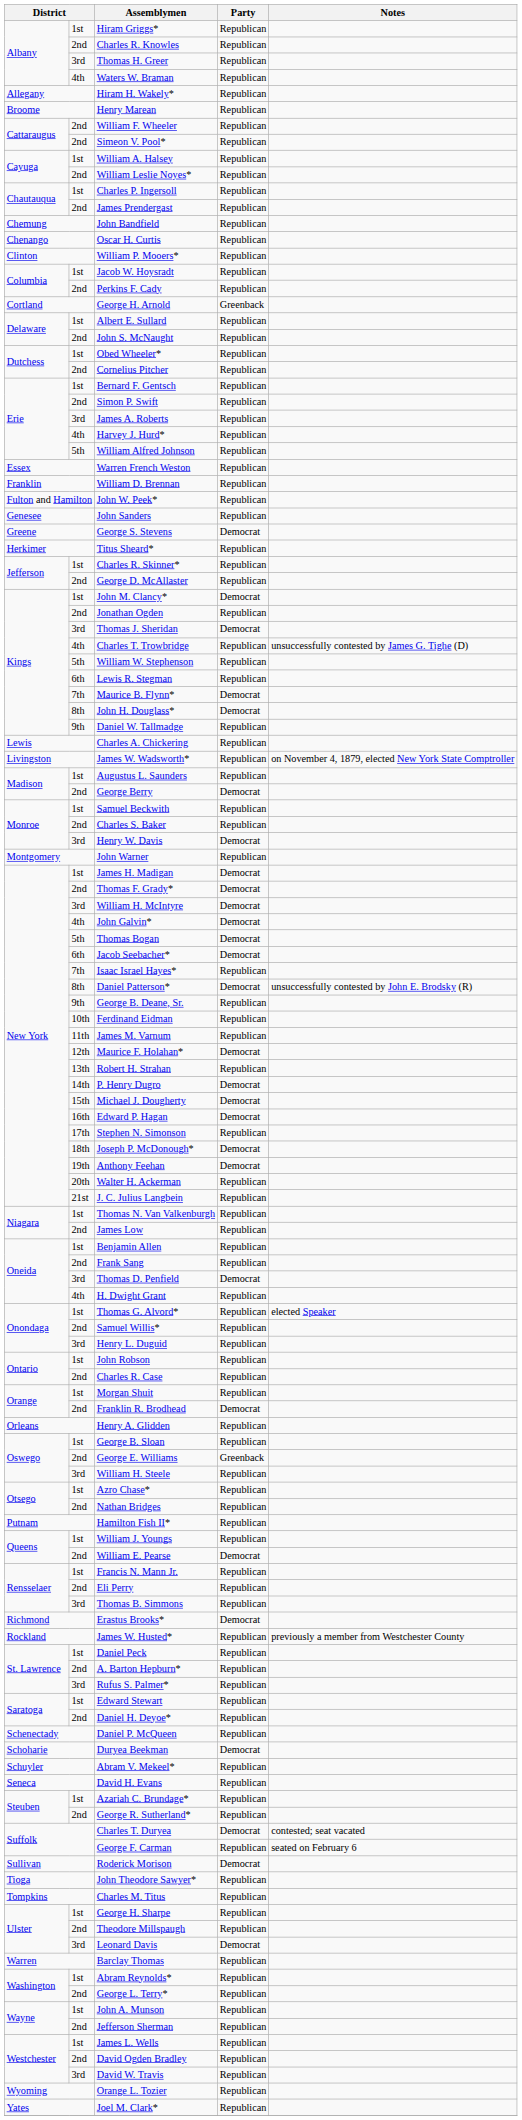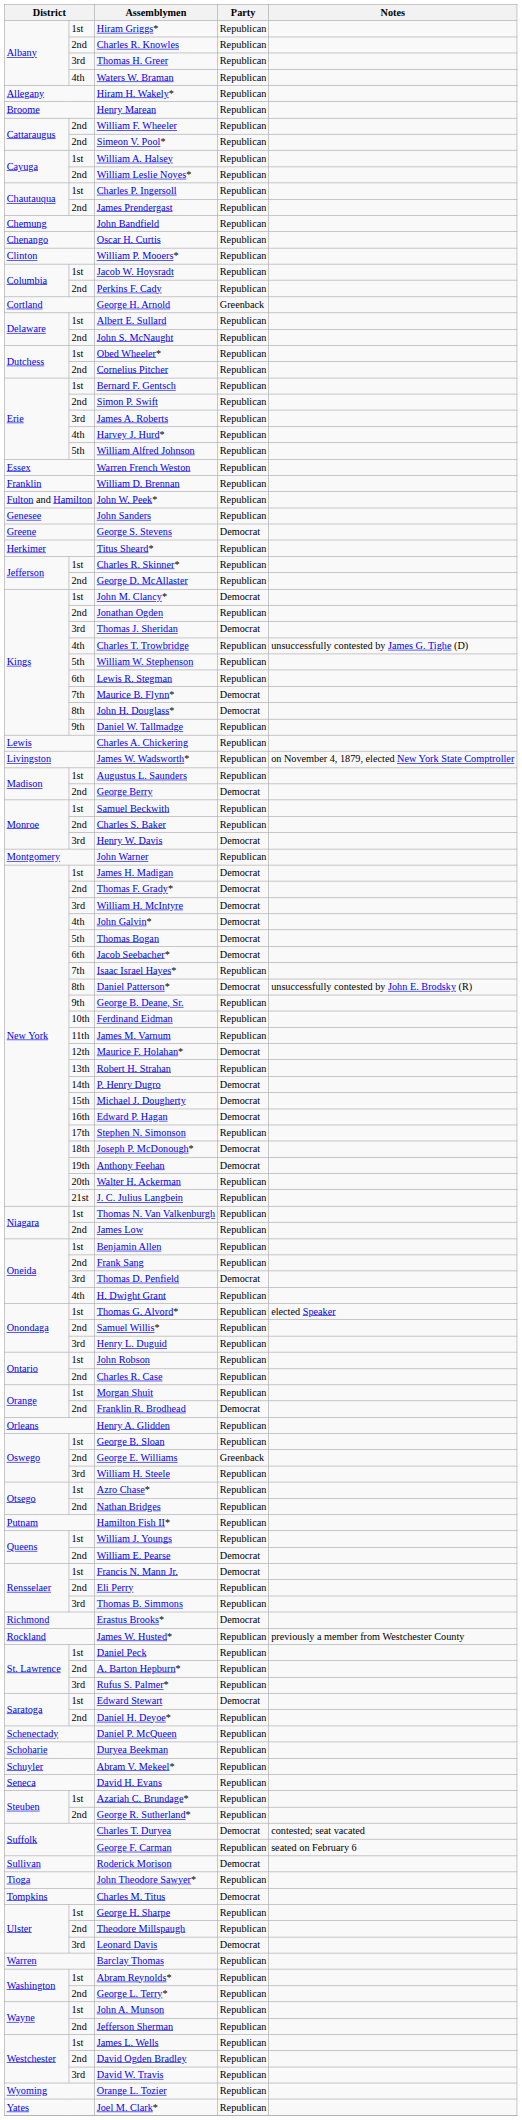(243, 1571) Republican -> (240, 1571) Democrat
(243, 1701) Republican -> (240, 1701) Democrat
(240, 1750) Democrat -> (243, 1750) Republican
(243, 1896) Republican -> (240, 1896) Democrat
